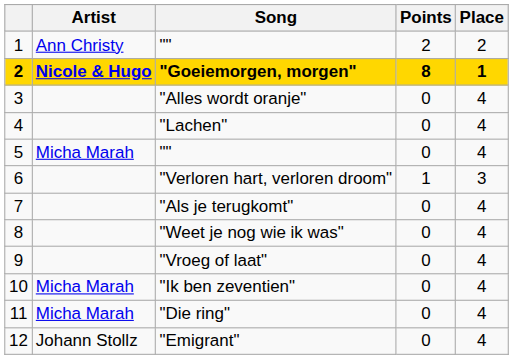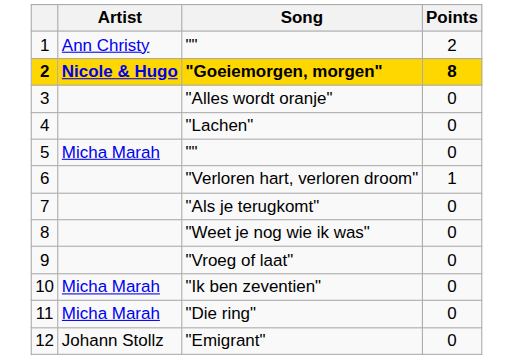- column: (482, 17)
